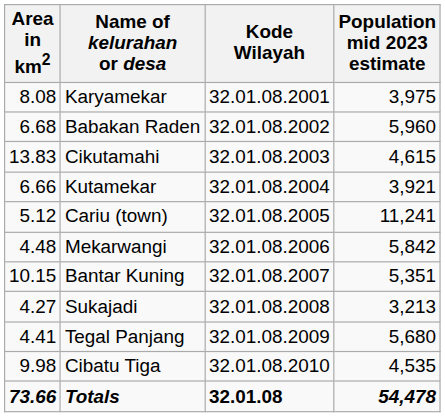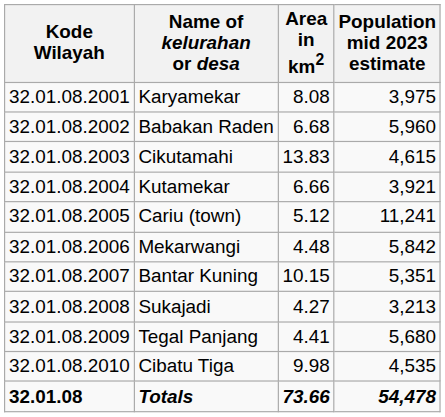columns swapped: (269, 43) <-> (33, 43)
